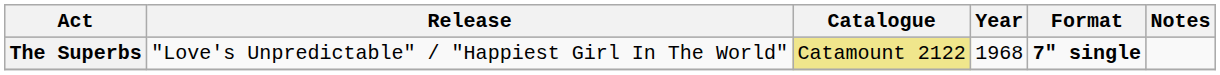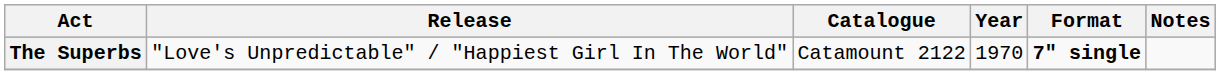(882, 54) khaki background -> (882, 54) no background
(999, 54) 1968 -> (999, 54) 1970
